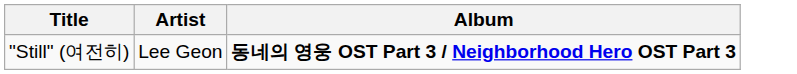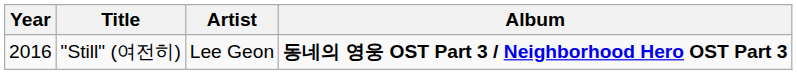+ column: (30, 19)
